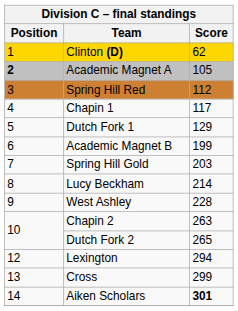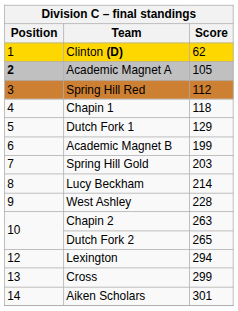(202, 108) 117 -> (202, 108) 118
(202, 296) bold -> (202, 296) normal
